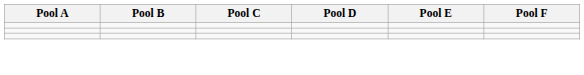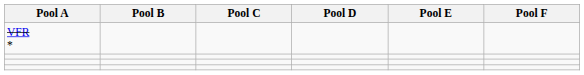+ row: (18, 38)
